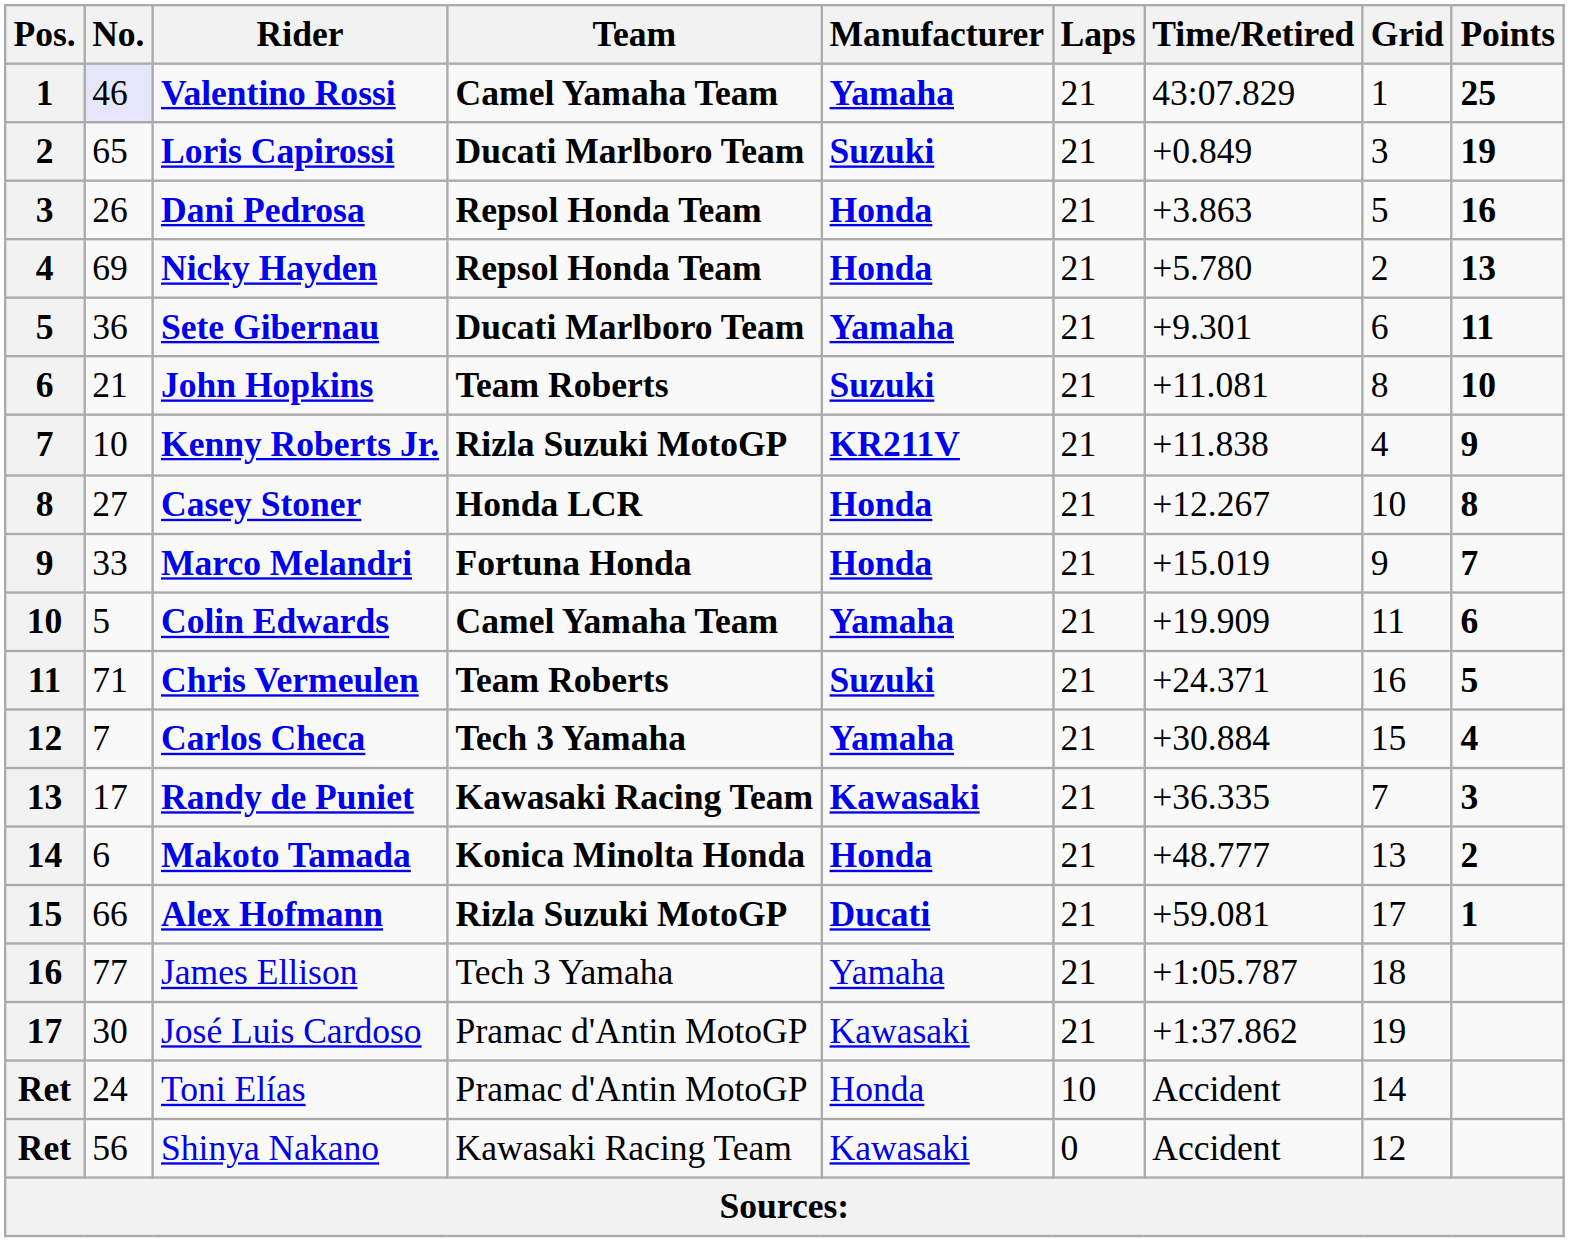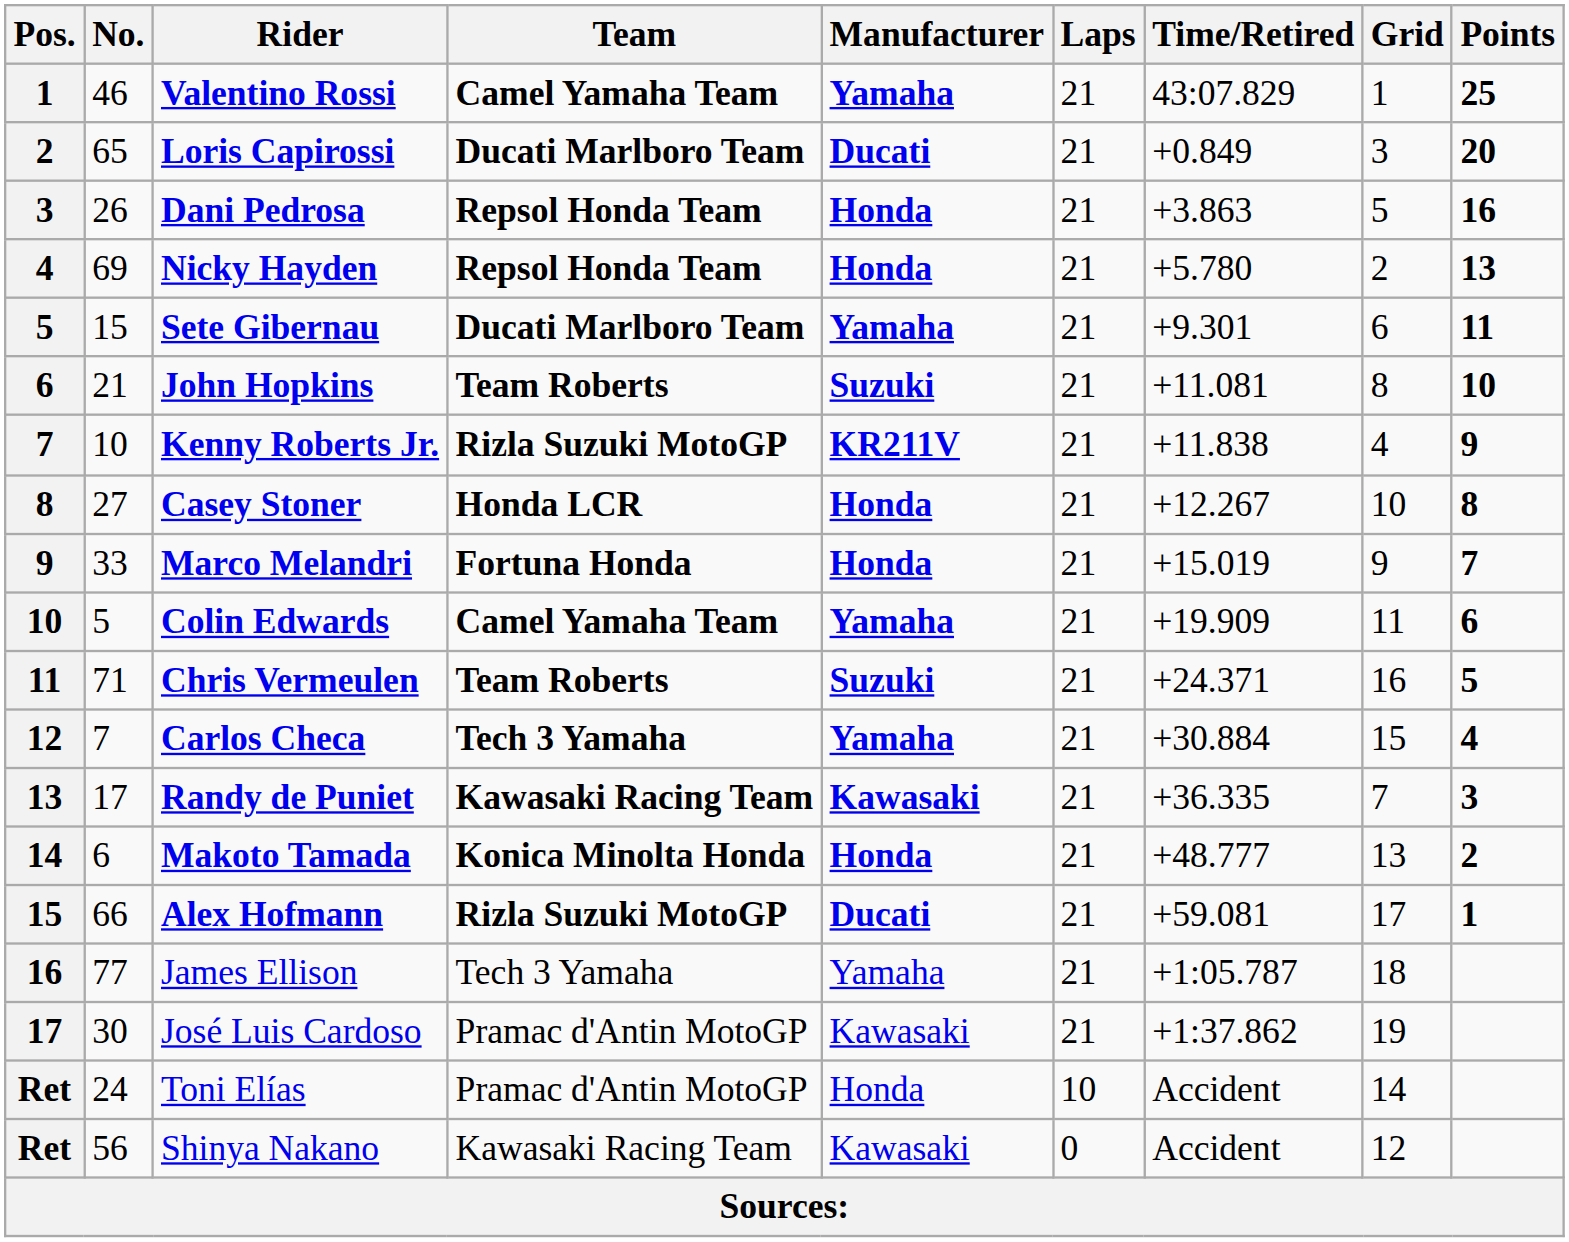(110, 92) lavender background -> (110, 92) no background
(882, 151) Suzuki -> (880, 151) Ducati
(1478, 151) 19 -> (1478, 151) 20
(110, 327) 36 -> (110, 327) 15
